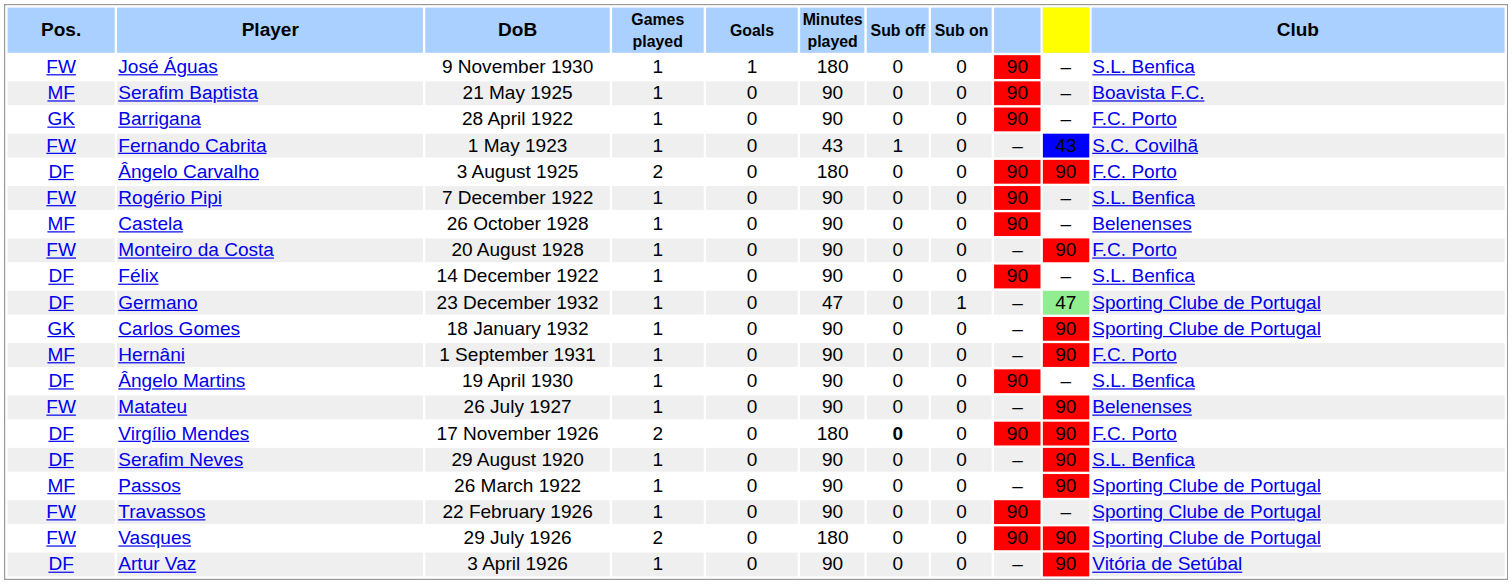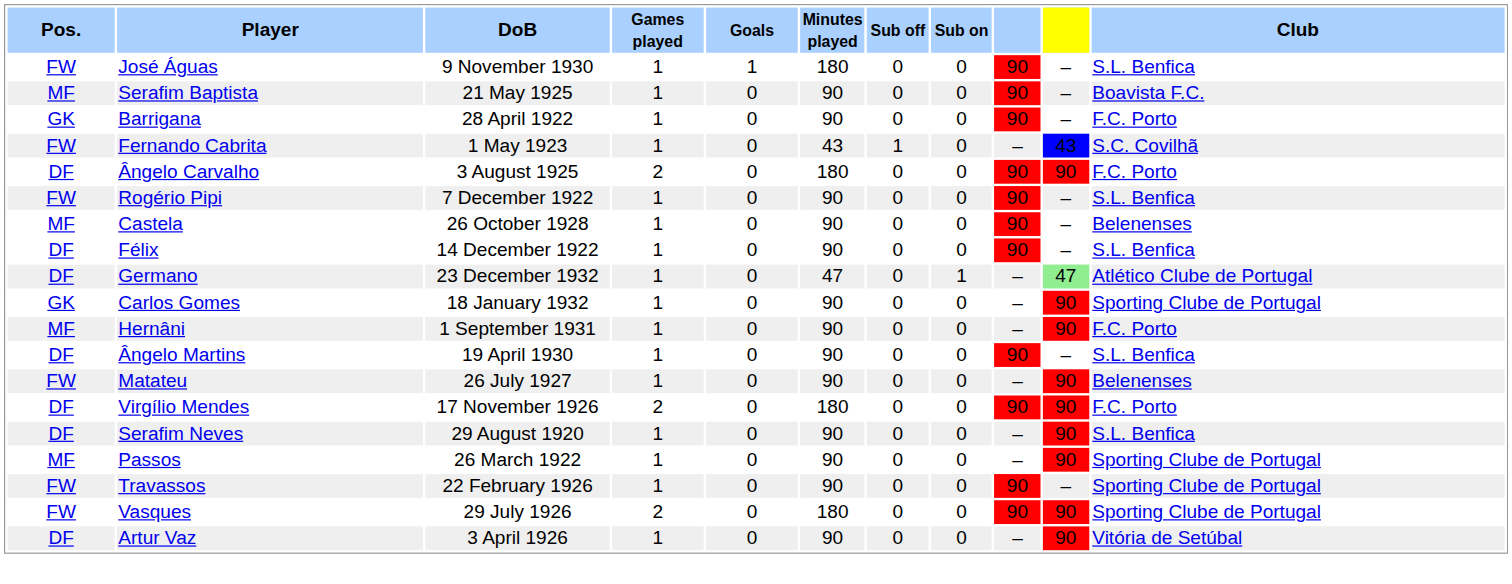- row: (196, 250)
(1207, 302) Sporting Clube de Portugal -> (1202, 276) Atlético Clube de Portugal
(898, 433) bold -> (898, 407) normal
